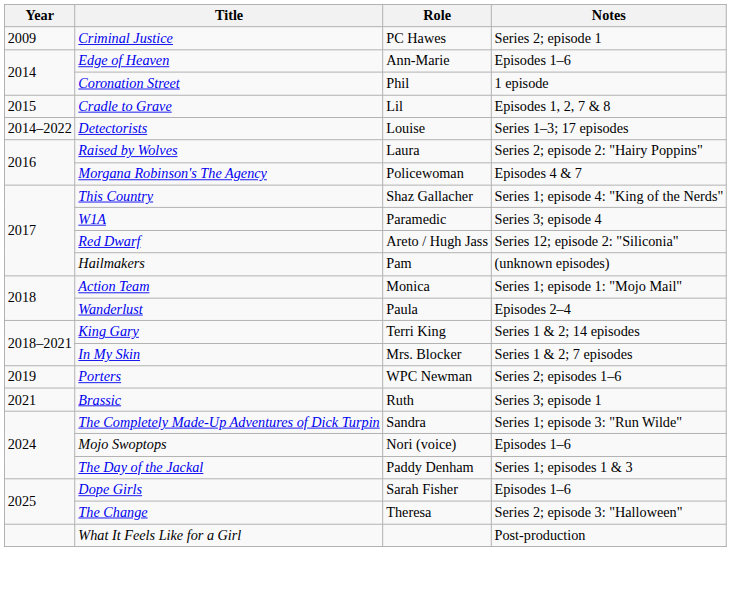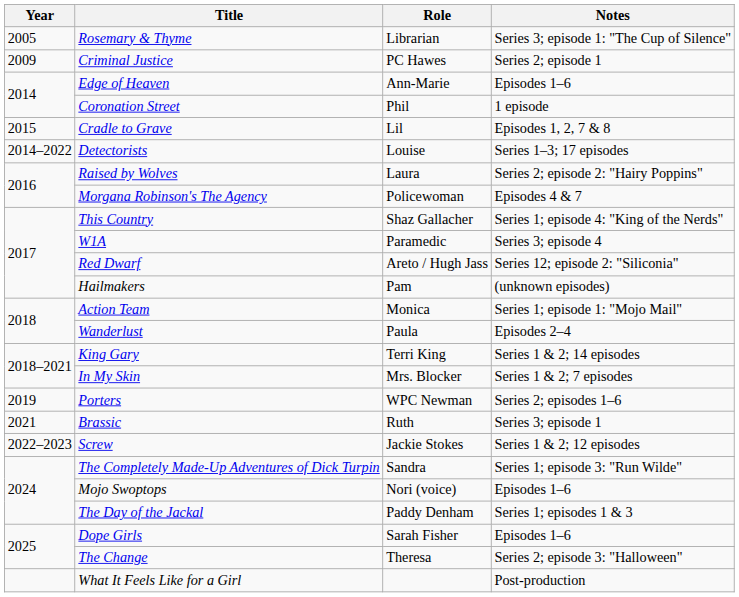+ row: (135, 38)
+ row: (96, 444)
